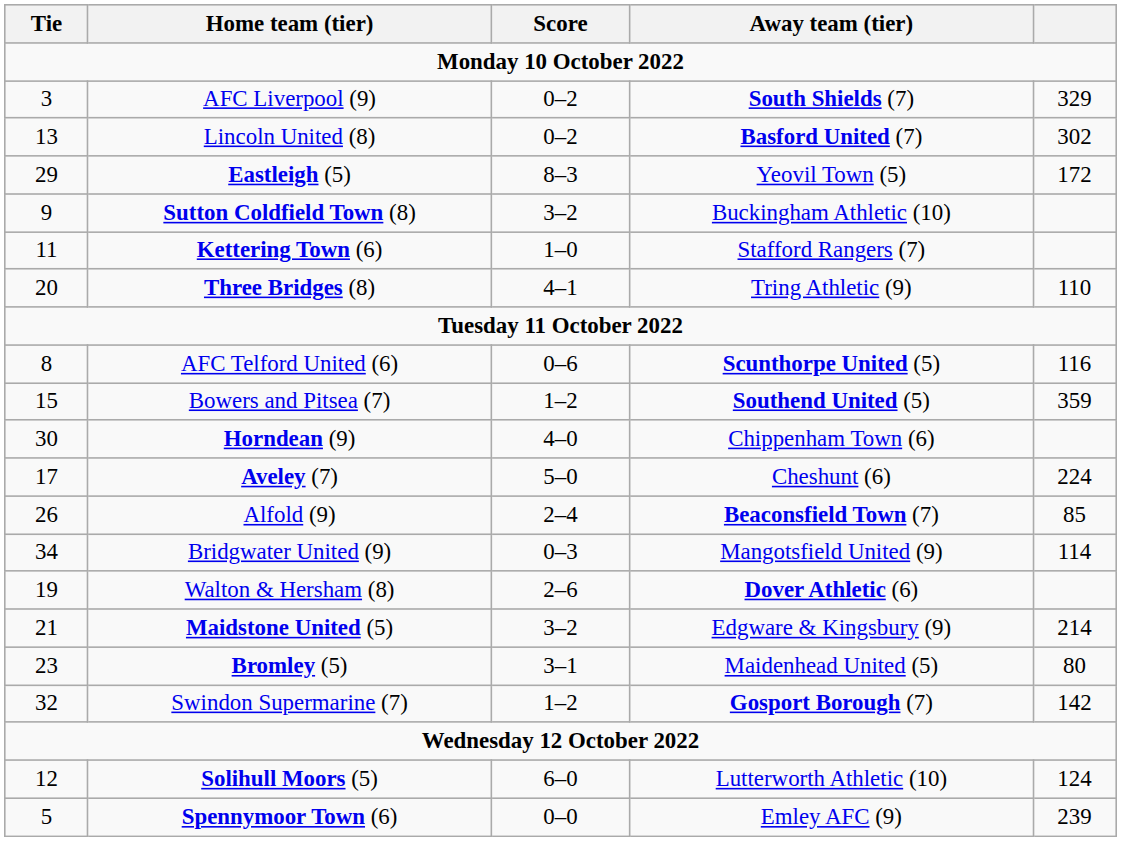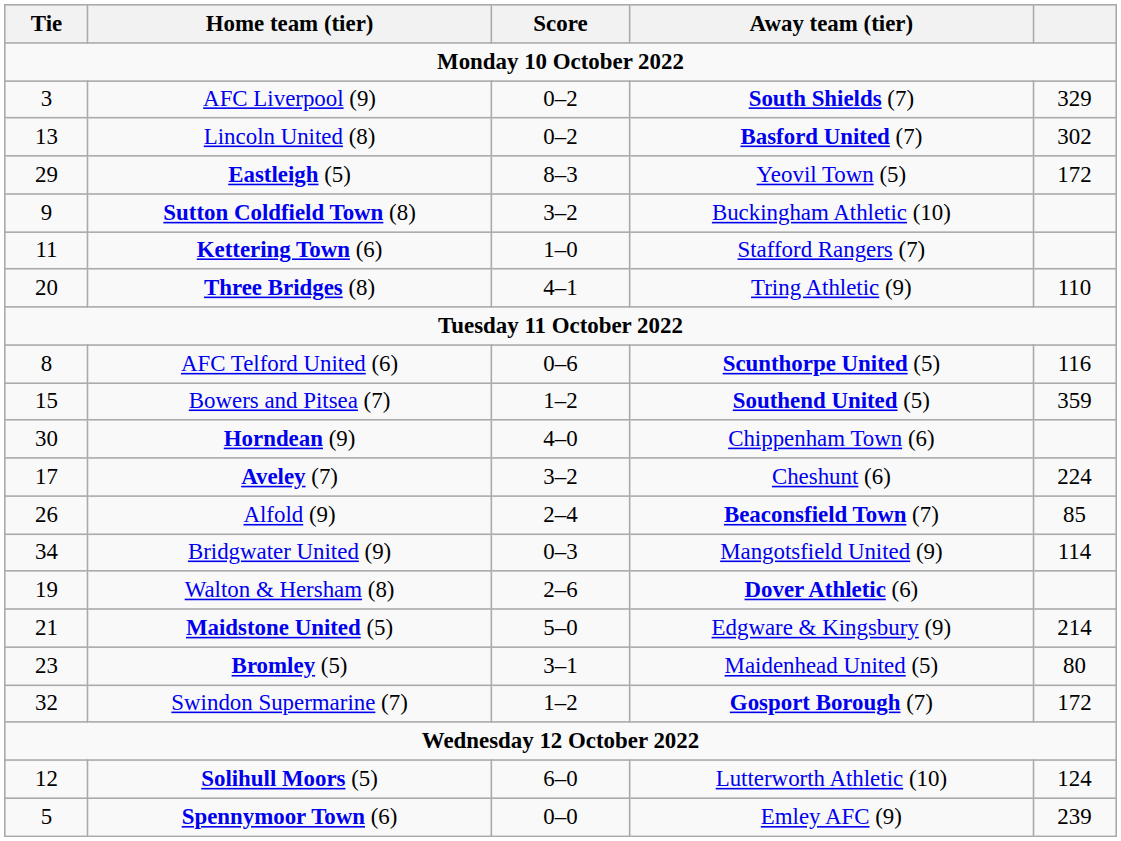(560, 476) 5–0 -> (560, 476) 3–2
(560, 627) 3–2 -> (560, 627) 5–0
(1074, 703) 142 -> (1074, 703) 172
